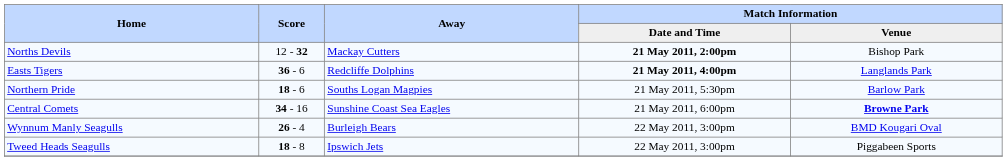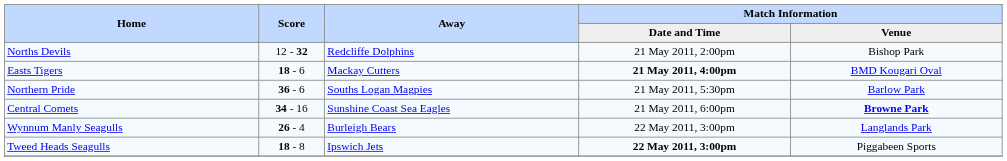(363, 51) Mackay Cutters -> (371, 51) Redcliffe Dolphins
(685, 51) bold -> (685, 51) normal
(292, 70) 36 - 6 -> (292, 70) 18 - 6
(371, 70) Redcliffe Dolphins -> (363, 70) Mackay Cutters
(896, 70) Langlands Park -> (896, 70) BMD Kougari Oval
(292, 89) 18 - 6 -> (292, 89) 36 - 6
(896, 127) BMD Kougari Oval -> (896, 127) Langlands Park
(685, 146) normal -> (685, 146) bold
